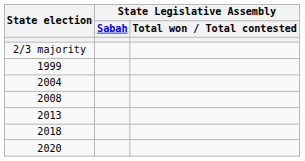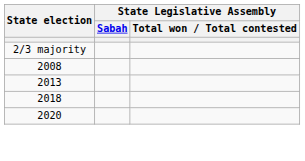- row: (50, 67)
- row: (50, 83)
